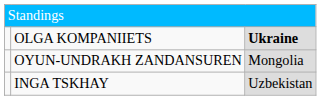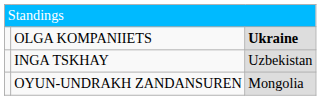rows swapped: (128, 60) <-> (62, 83)
